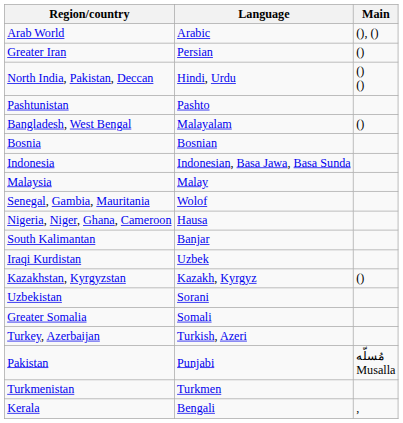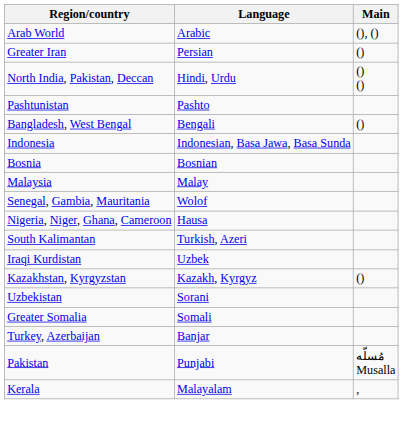(204, 124) Malayalam -> (196, 124) Bengali
rows swapped: (24, 143) <-> (31, 162)
(193, 239) Banjar -> (212, 239) Turkish, Azeri
(212, 336) Turkish, Azeri -> (193, 336) Banjar
- row: (41, 389)
(196, 408) Bengali -> (204, 389) Malayalam
